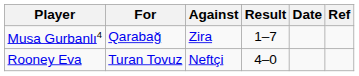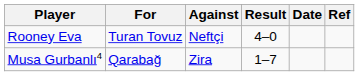rows swapped: (55, 37) <-> (45, 59)
